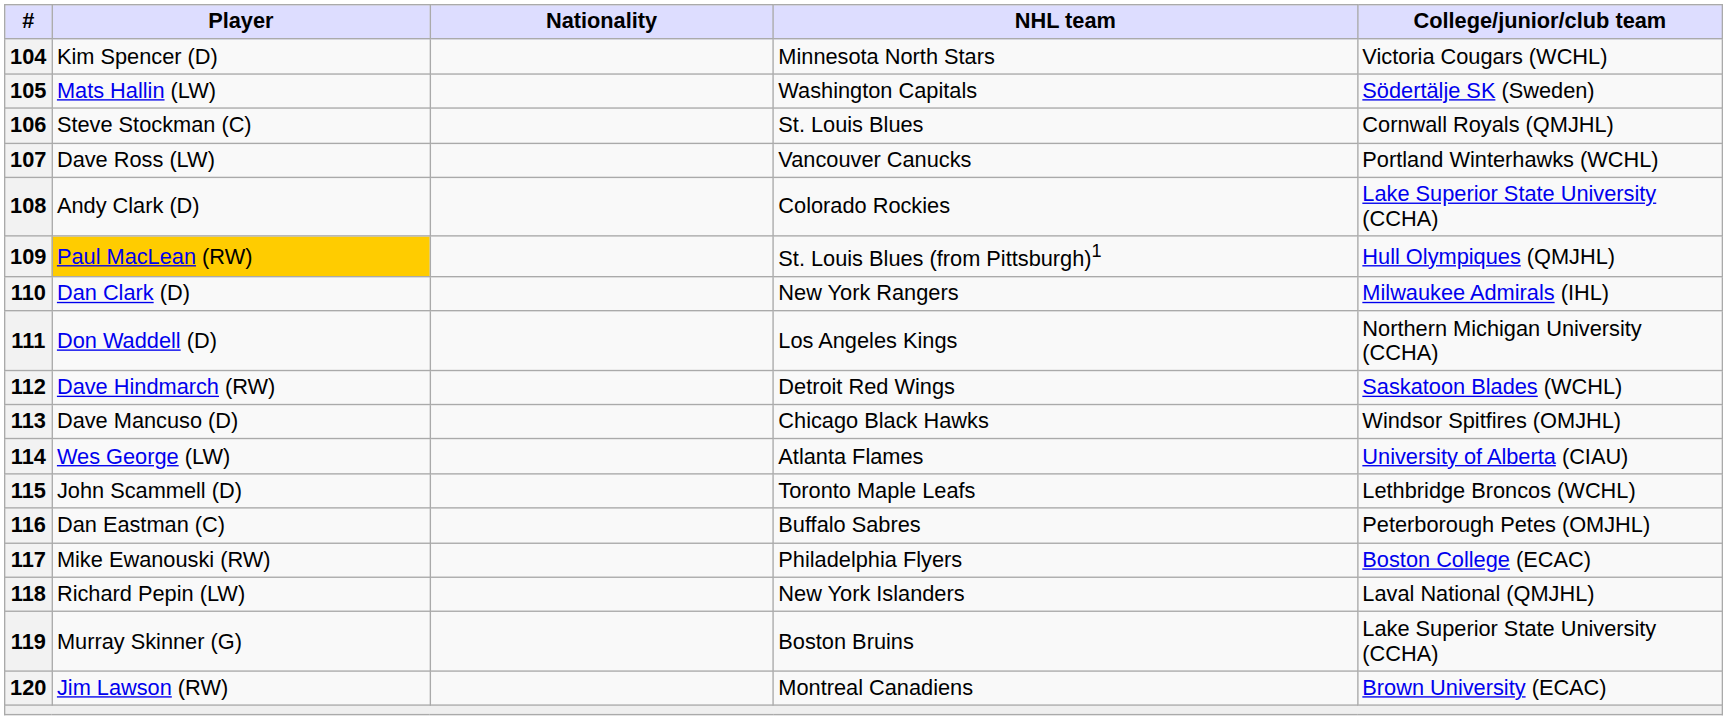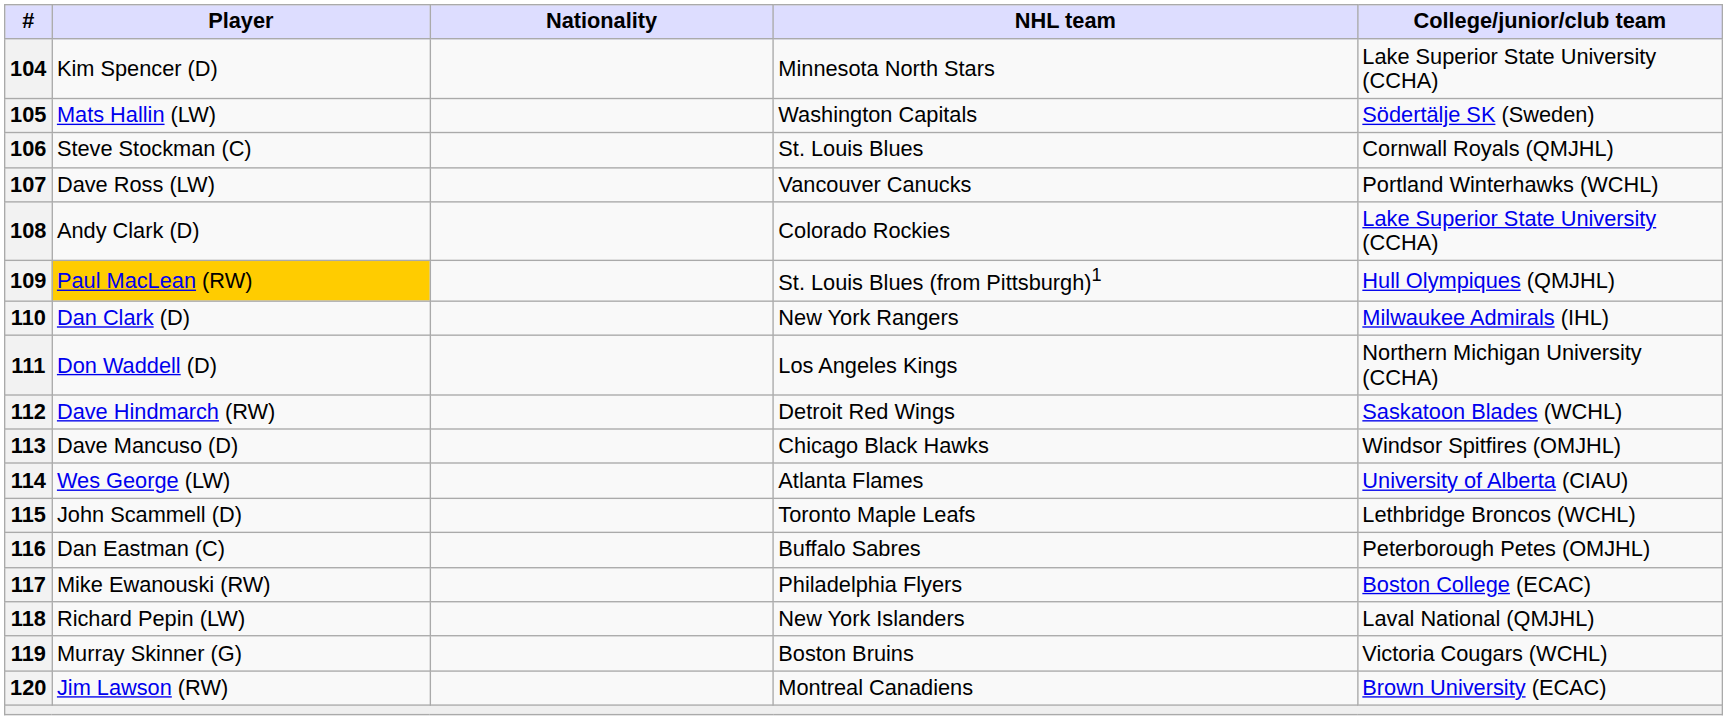(1485, 56) Victoria Cougars (WCHL) -> (1509, 68) Lake Superior State University (CCHA)
(1509, 641) Lake Superior State University (CCHA) -> (1485, 653) Victoria Cougars (WCHL)
